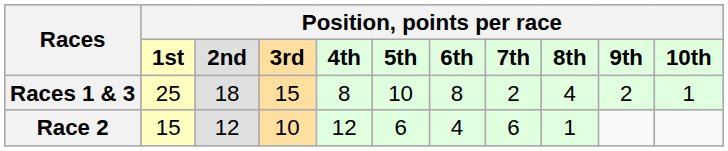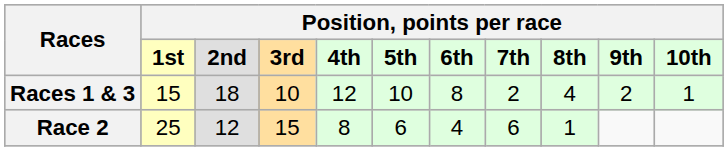(168, 92) 25 -> (168, 92) 15
(287, 92) 15 -> (287, 92) 10
(344, 92) 8 -> (344, 92) 12
(168, 127) 15 -> (168, 127) 25
(287, 127) 10 -> (287, 127) 15
(344, 127) 12 -> (344, 127) 8
